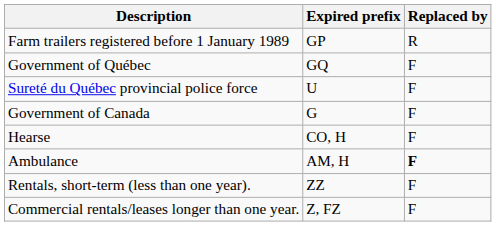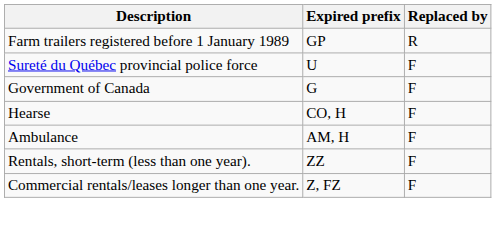- row: (79, 64)
(412, 161) bold -> (412, 137) normal
